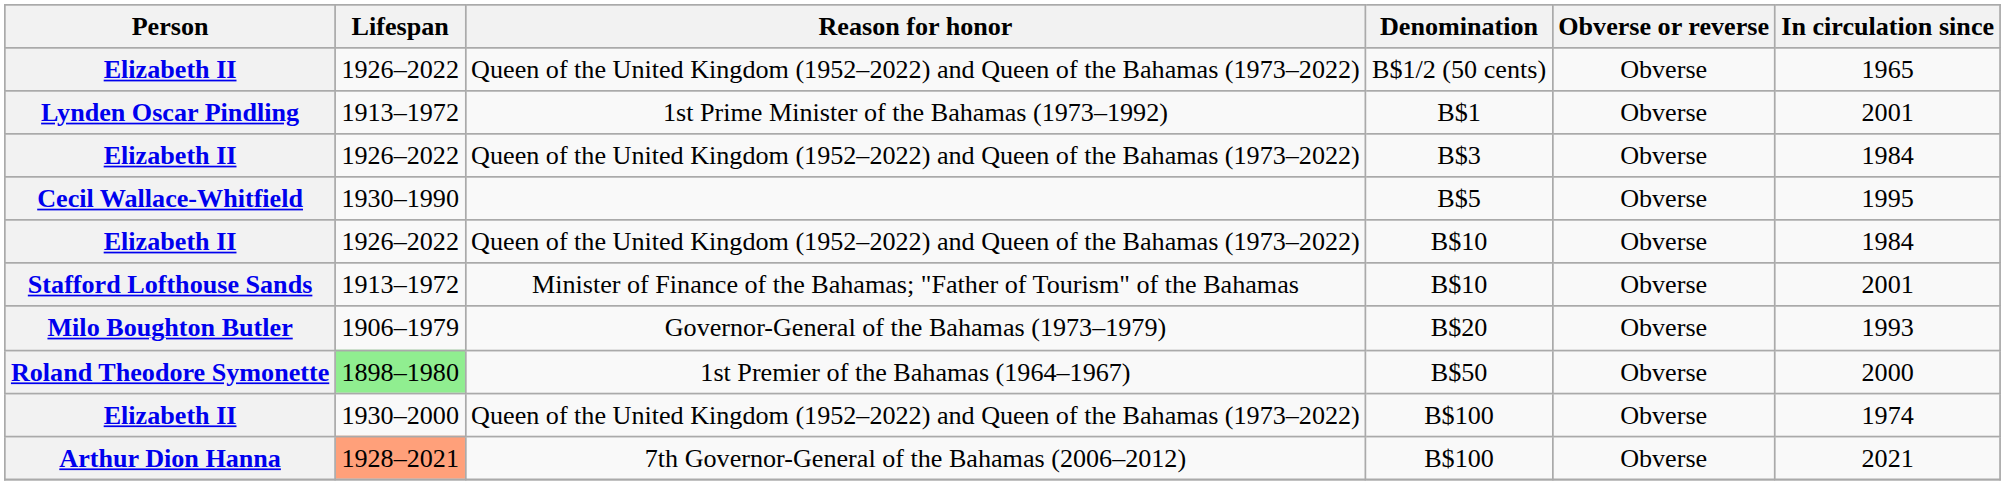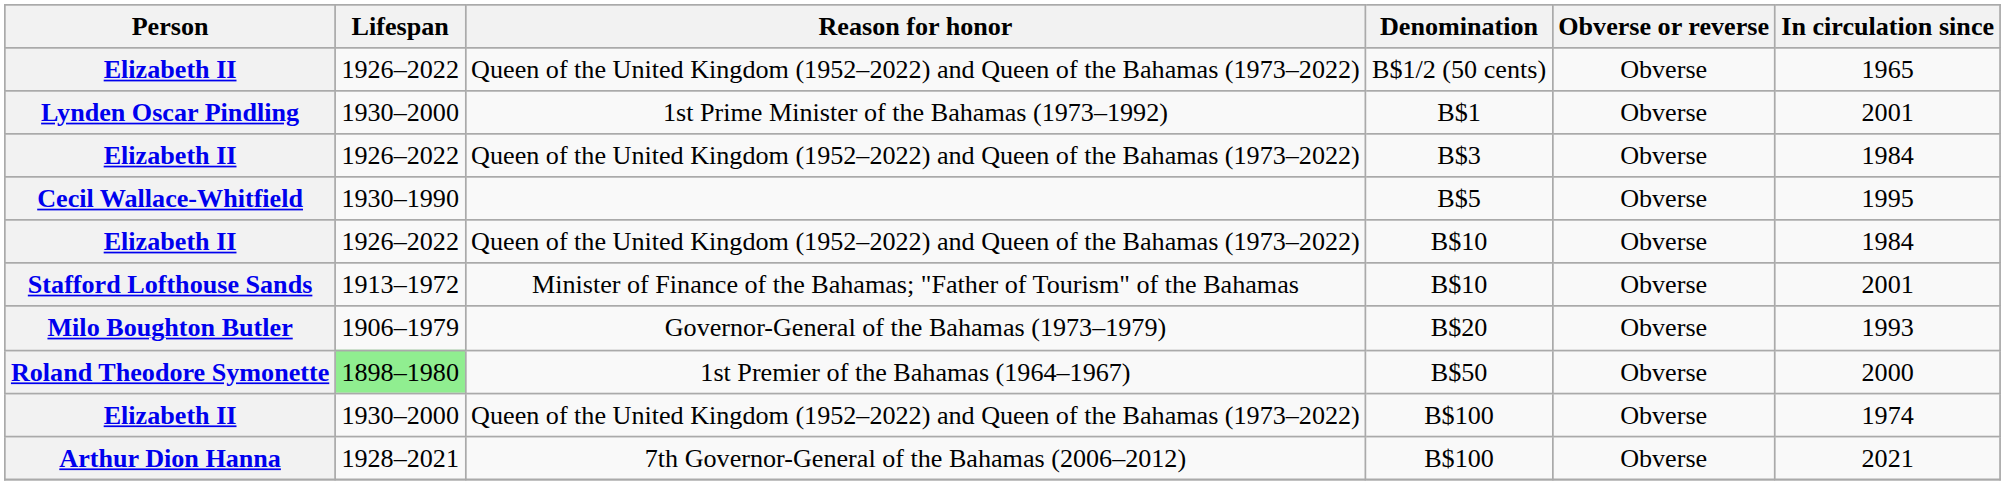(400, 112) 1913–1972 -> (400, 112) 1930–2000
(400, 457) lightsalmon background -> (400, 457) no background
